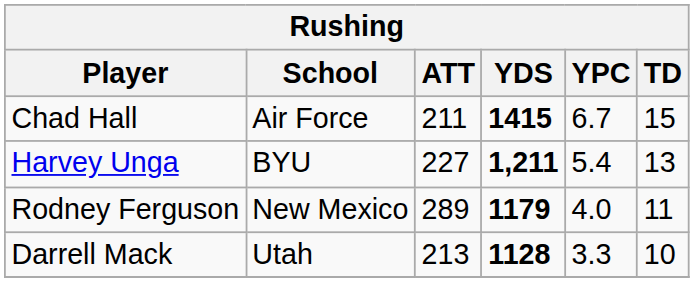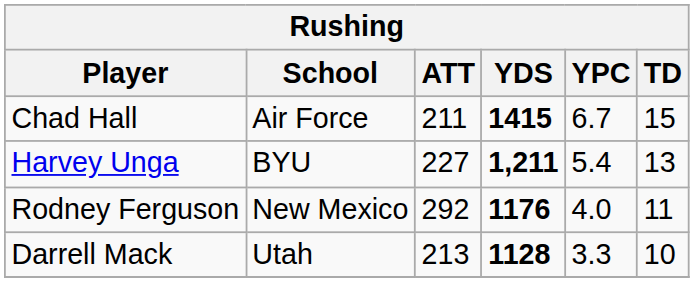(445, 208) 289 -> (445, 208) 292
(519, 208) 1179 -> (519, 208) 1176
